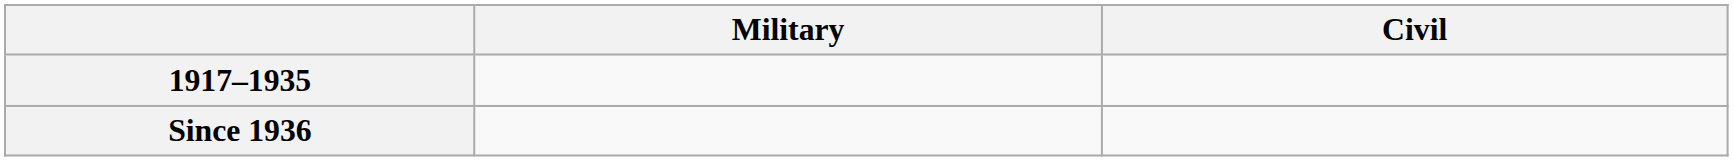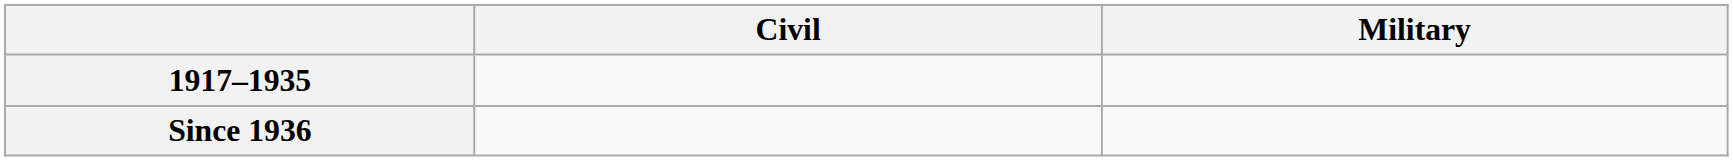columns swapped: (1415, 29) <-> (788, 29)
